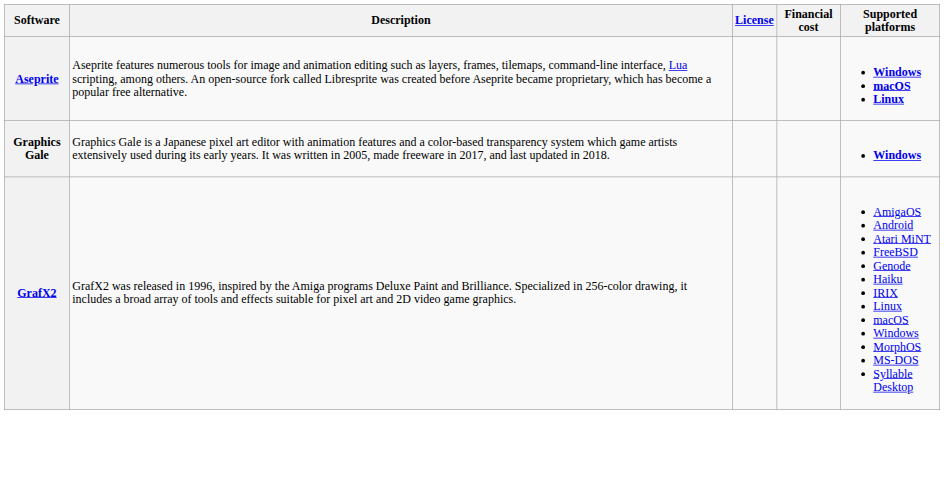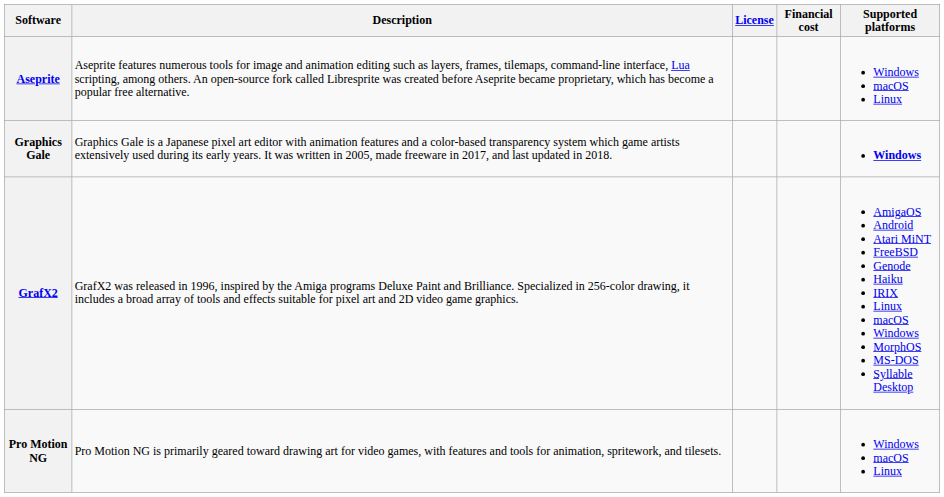(890, 85) bold -> (890, 85) normal
+ row: (38, 450)
